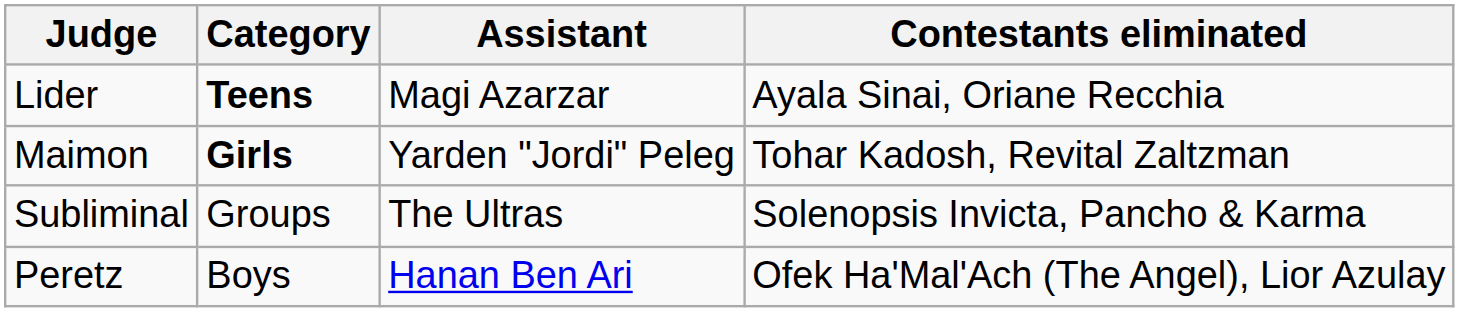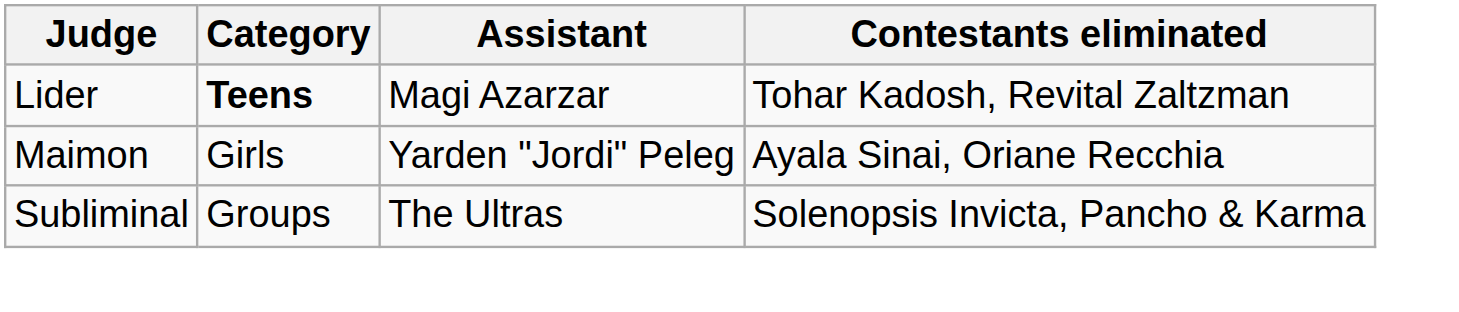(988, 94) Ayala Sinai, Oriane Recchia -> (1021, 94) Tohar Kadosh, Revital Zaltzman
(250, 154) bold -> (245, 154) normal
(1021, 154) Tohar Kadosh, Revital Zaltzman -> (988, 154) Ayala Sinai, Oriane Recchia
- row: (69, 275)
